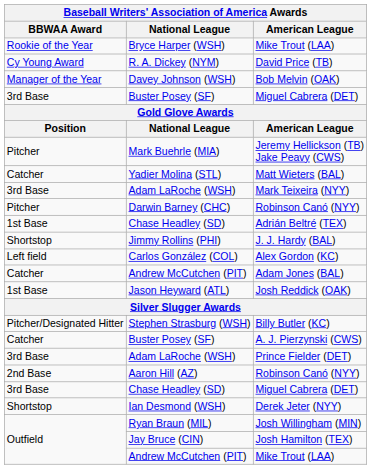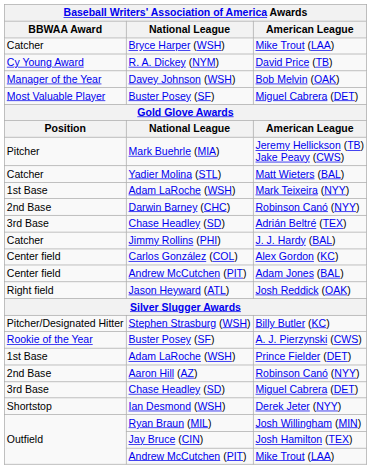(50, 46) Rookie of the Year -> (25, 46) Catcher
(28, 96) 3rd Base -> (56, 96) Most Valuable Player
(28, 191) 3rd Base -> (27, 191) 1st Base
(23, 207) Pitcher -> (29, 207) 2nd Base
(27, 224) 1st Base -> (28, 224) 3rd Base
(29, 241) Shortstop -> (25, 241) Catcher
(27, 257) Left field -> (34, 257) Center field
(25, 274) Catcher -> (34, 274) Center field
(27, 290) 1st Base -> (30, 290) Right field
(25, 340) Catcher -> (50, 340) Rookie of the Year
(28, 357) 3rd Base -> (27, 357) 1st Base
